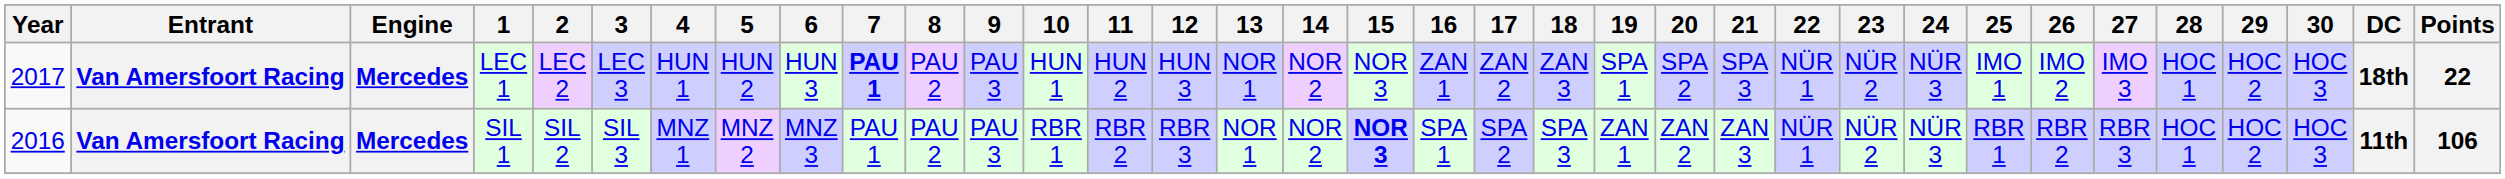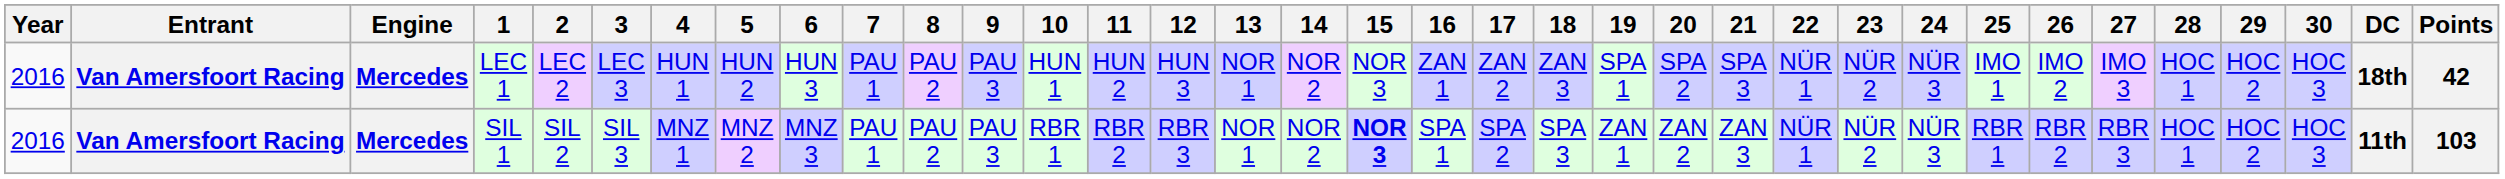(38, 75) 2017 -> (38, 75) 2016
(874, 75) bold -> (873, 75) normal
(2458, 75) 22 -> (2456, 75) 42
(2458, 141) 106 -> (2456, 141) 103
